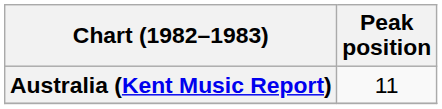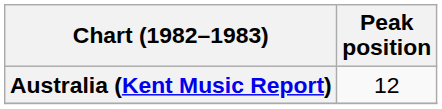(387, 84) 11 -> (387, 84) 12
